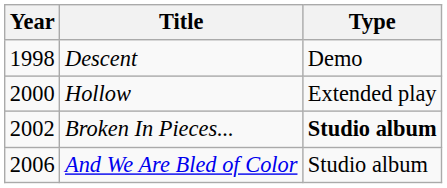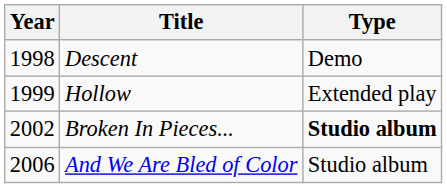(32, 93) 2000 -> (32, 93) 1999
